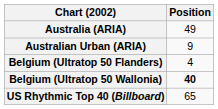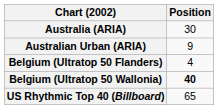(190, 29) 49 -> (190, 29) 30
